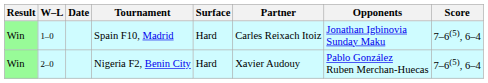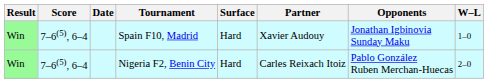columns swapped: (52, 12) <-> (457, 12)
(278, 35) Carles Reixach Itoiz -> (292, 35) Xavier Audouy
(268, 64) Xavier Audouy -> (303, 64) Carles Reixach Itoiz
